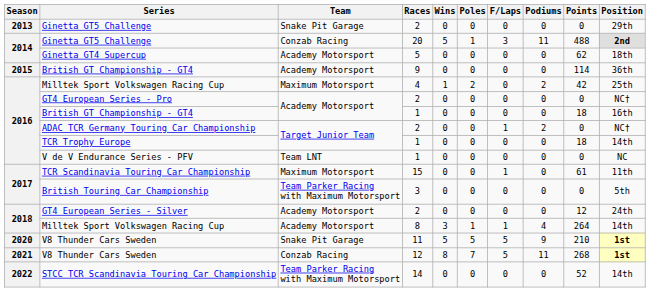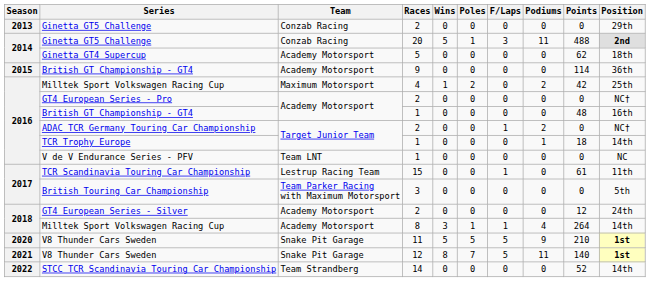(322, 26) Snake Pit Garage -> (314, 26) Conzab Racing
(582, 113) 18 -> (582, 113) 48
(544, 142) 0 -> (544, 142) 1
(327, 171) Maximum Motorsport -> (330, 171) Lestrup Racing Team
(314, 254) Conzab Racing -> (322, 254) Snake Pit Garage
(582, 254) 268 -> (582, 254) 140
(340, 274) Team Parker Racing with Maximum Motorsport -> (319, 269) Team Strandberg
